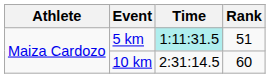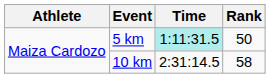(244, 39) 51 -> (244, 39) 50
(244, 62) 60 -> (244, 62) 58
